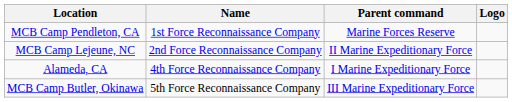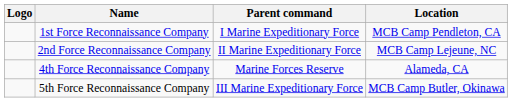columns swapped: (492, 13) <-> (75, 13)
(401, 32) Marine Forces Reserve -> (289, 32) I Marine Expeditionary Force
(401, 69) I Marine Expeditionary Force -> (289, 69) Marine Forces Reserve
